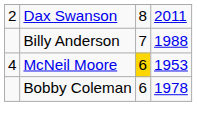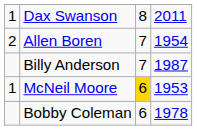(12, 16) 2 -> (12, 16) 1
+ row: (63, 40)
(171, 40) 1988 -> (171, 64) 1987
(12, 64) 4 -> (12, 88) 1
